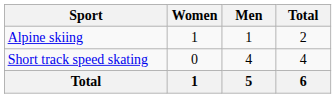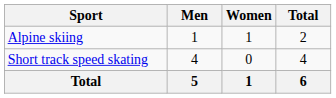columns swapped: (249, 15) <-> (195, 15)
